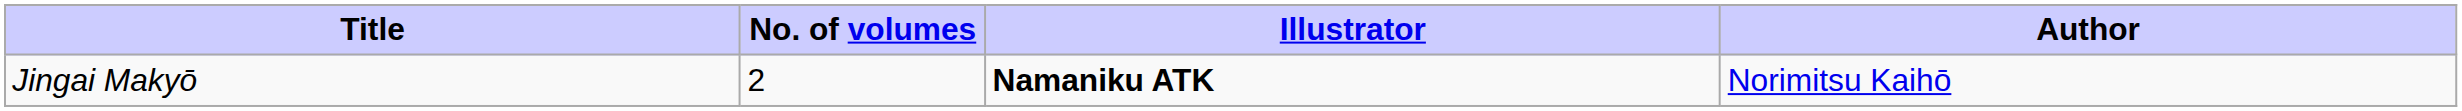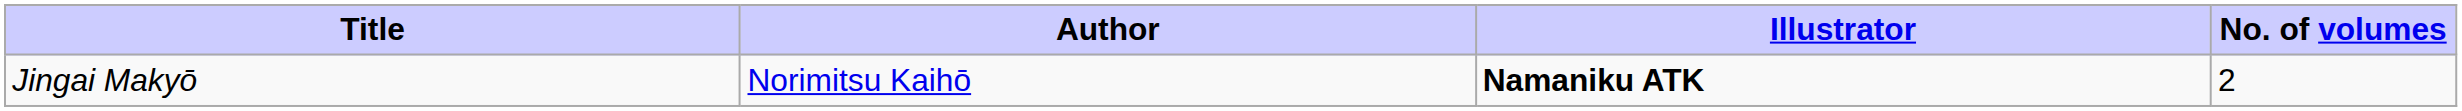columns swapped: (2088, 29) <-> (863, 29)
